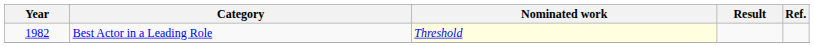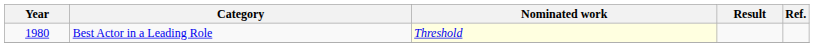(37, 33) 1982 -> (37, 33) 1980
